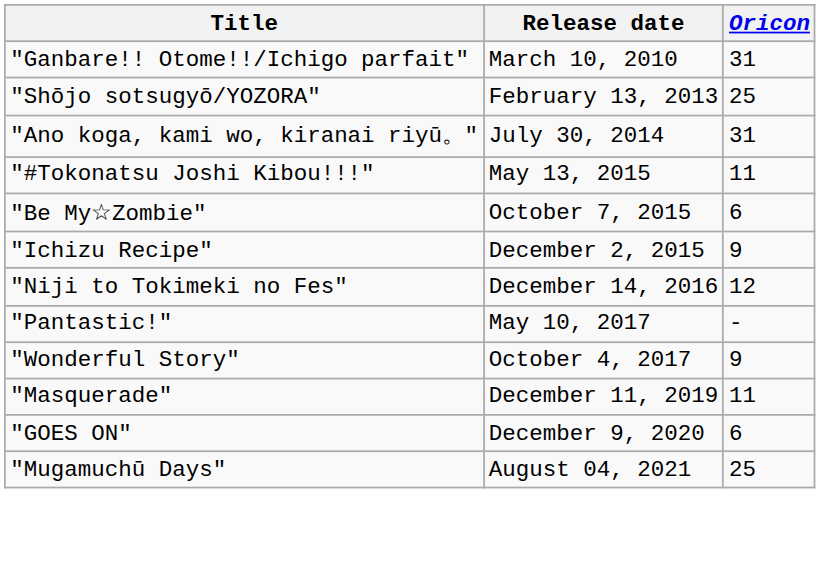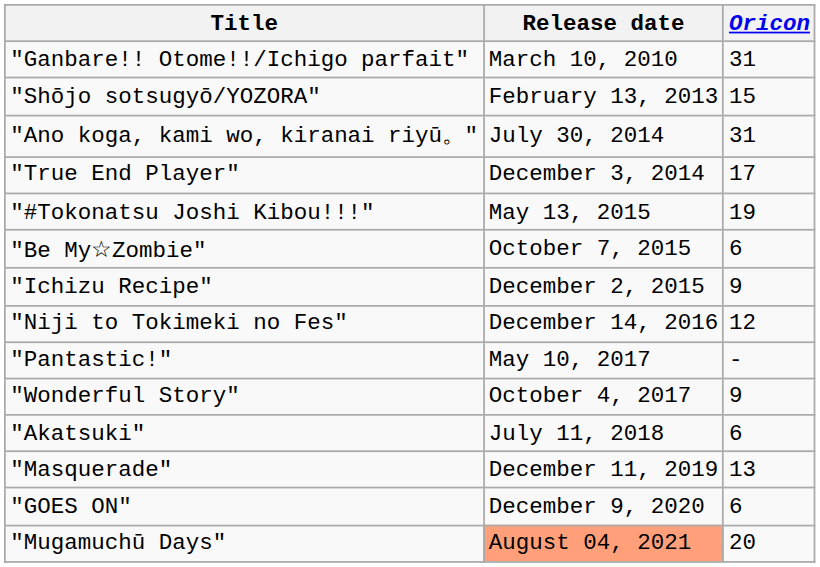(742, 97) 25 -> (742, 97) 15
+ row: (125, 175)
(742, 175) 11 -> (742, 212) 19
+ row: (78, 433)
(742, 397) 11 -> (742, 470) 13
(590, 470) no background -> (590, 543) lightsalmon background
(742, 470) 25 -> (742, 543) 20
